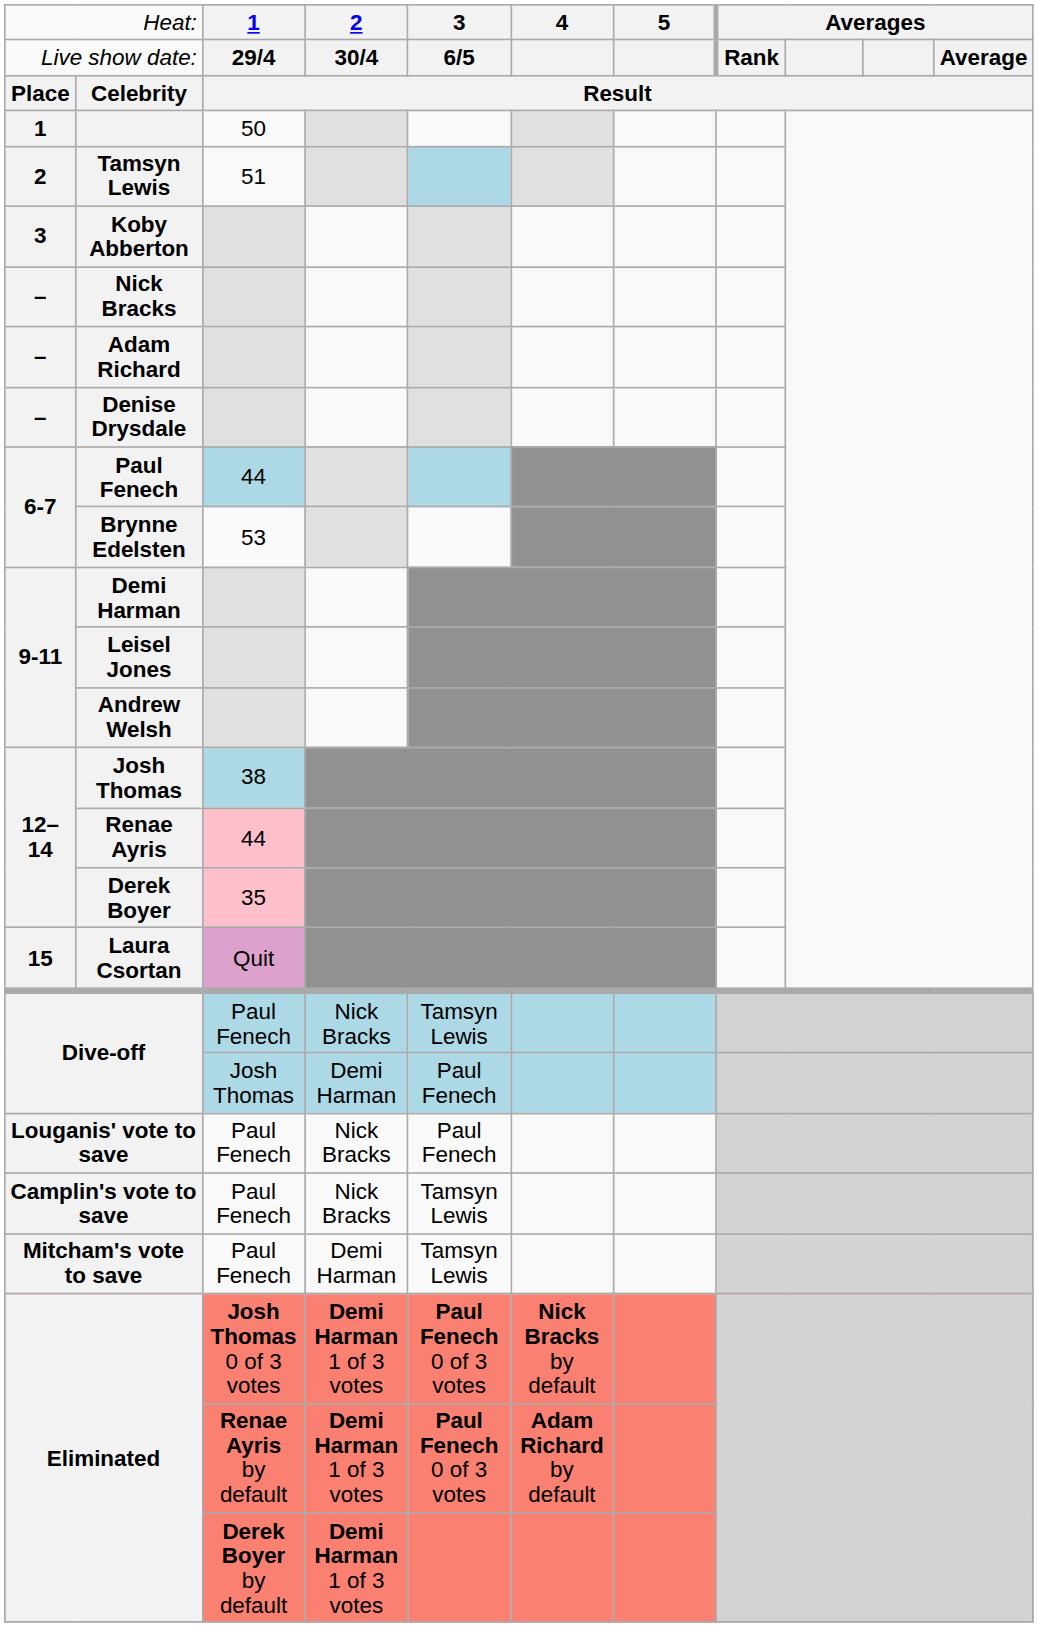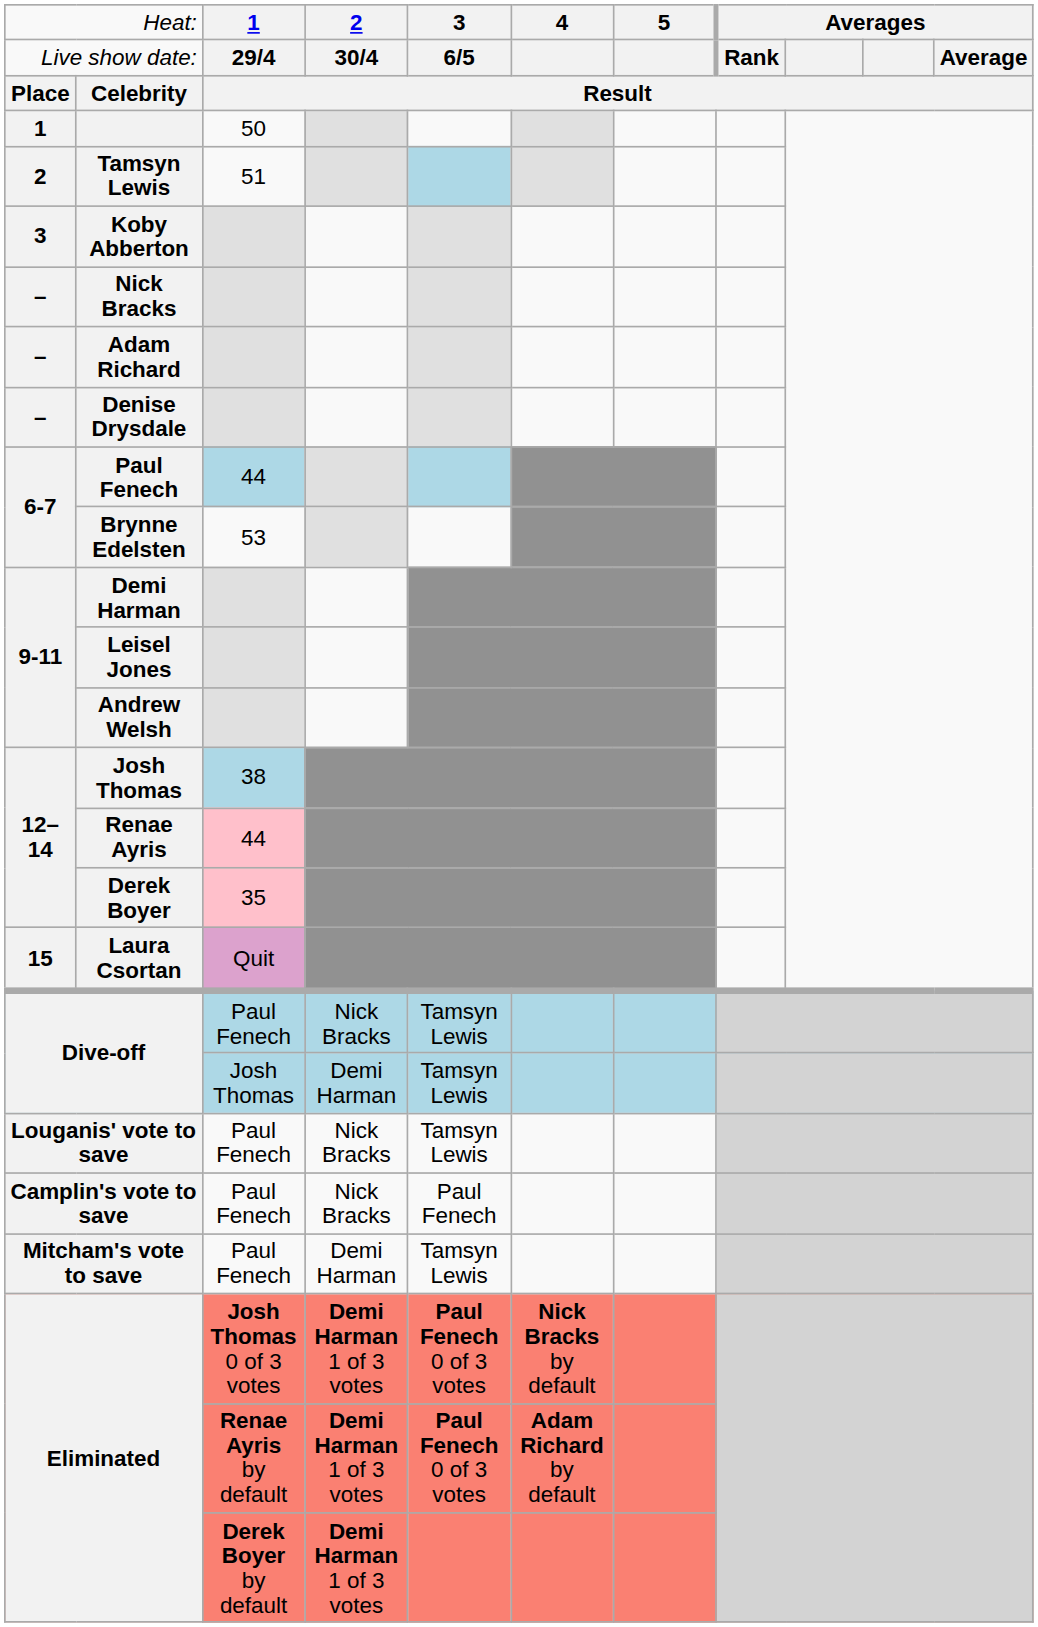(459, 1083) Paul Fenech -> (459, 1083) Tamsyn Lewis
(459, 1143) Paul Fenech -> (459, 1143) Tamsyn Lewis
(459, 1203) Tamsyn Lewis -> (459, 1203) Paul Fenech
